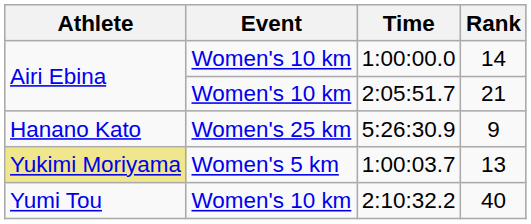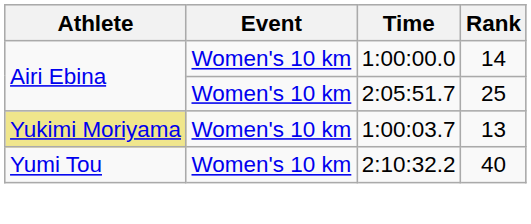(493, 94) 21 -> (493, 94) 25
- row: (409, 129)
(265, 165) Women's 5 km -> (271, 129) Women's 10 km
